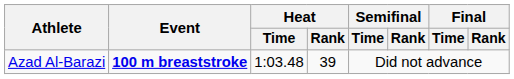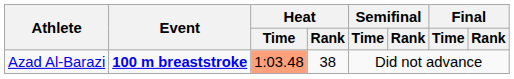(279, 62) no background -> (279, 62) lightsalmon background
(328, 62) 39 -> (328, 62) 38
